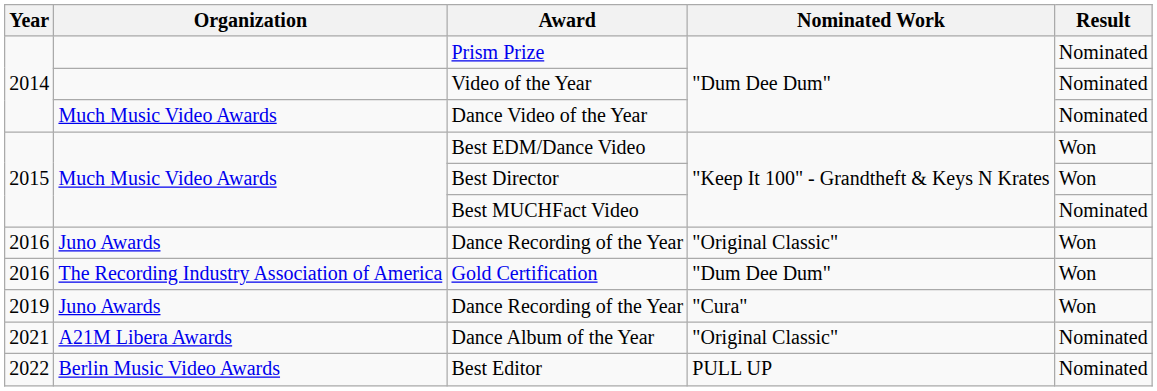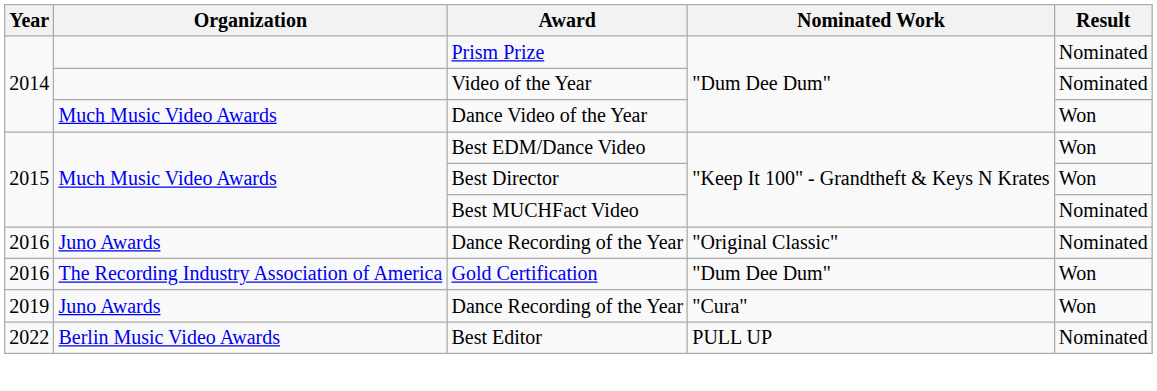(1103, 115) Nominated -> (1078, 115) Won
(1078, 242) Won -> (1103, 242) Nominated
- row: (29, 337)
